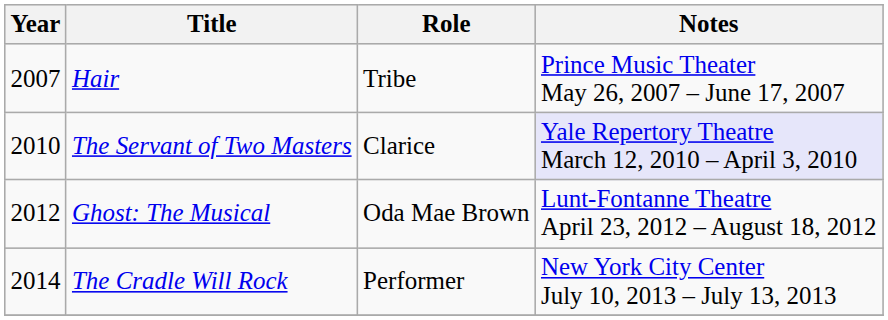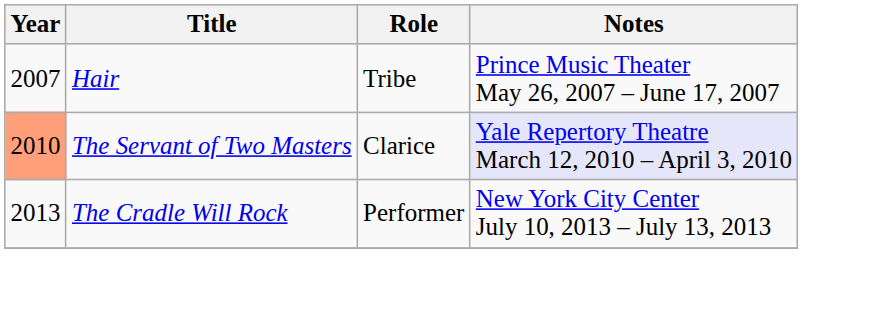(35, 145) no background -> (35, 145) lightsalmon background
- row: (171, 213)
(35, 280) 2014 -> (35, 213) 2013
